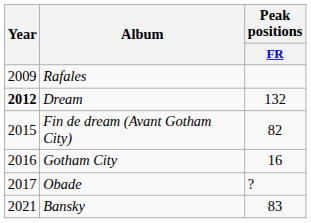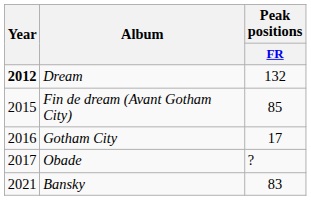- row: (65, 76)
(275, 130) 82 -> (275, 107) 85
(275, 161) 16 -> (275, 138) 17
